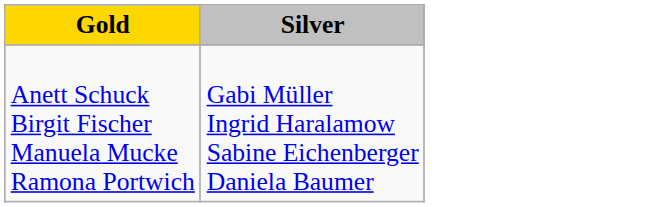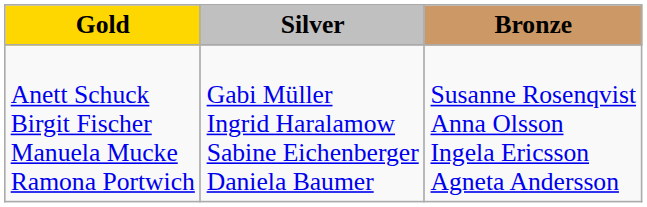+ column: (533, 24)
